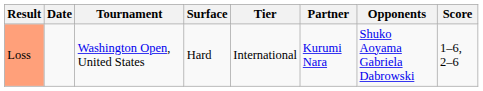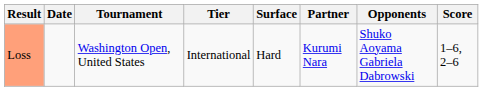columns swapped: (265, 14) <-> (207, 14)
